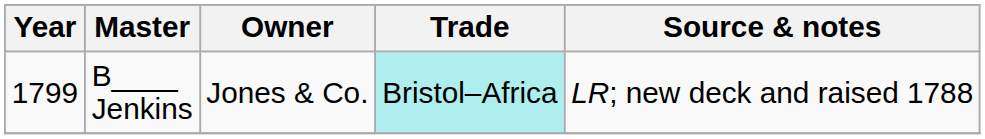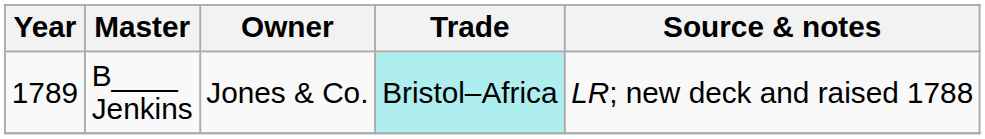(45, 92) 1799 -> (45, 92) 1789
